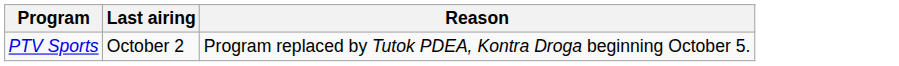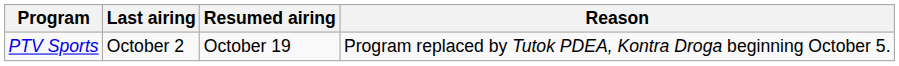+ column: (270, 18)
